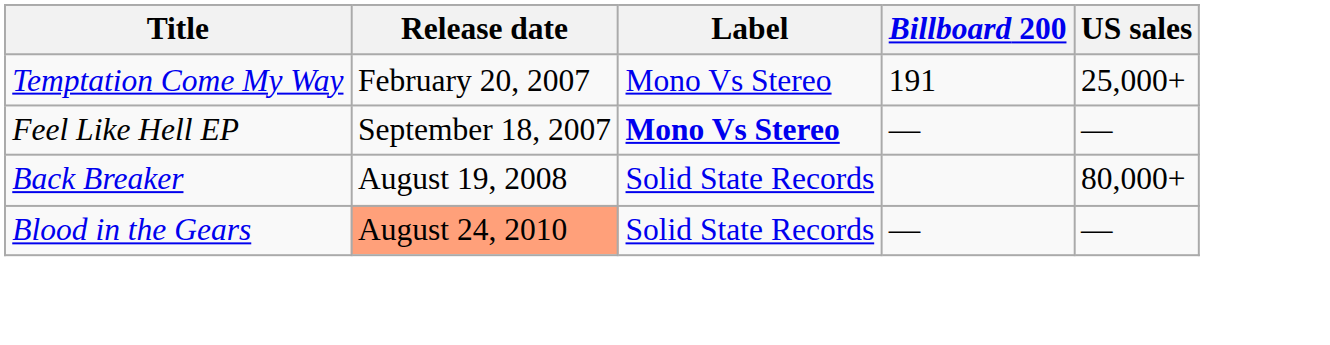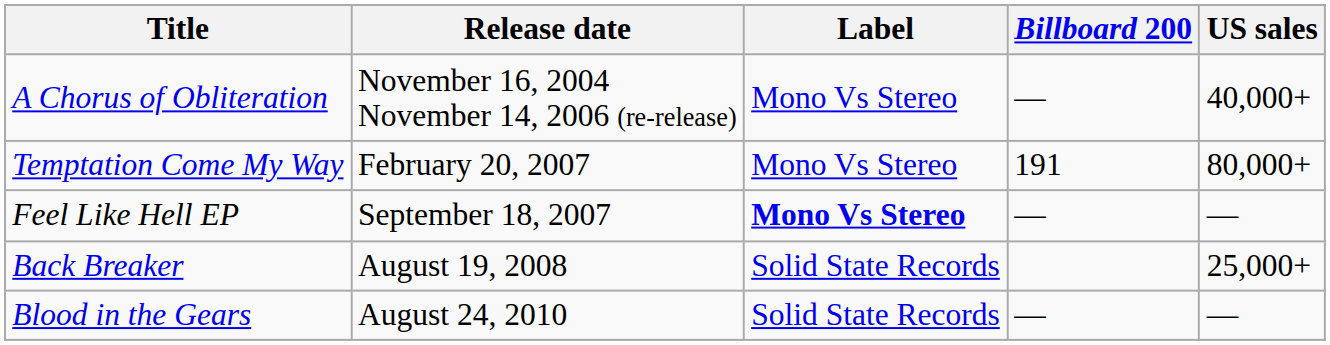+ row: (170, 97)
(1133, 79) 25,000+ -> (1259, 164) 80,000+
(1133, 179) 80,000+ -> (1259, 264) 25,000+
(463, 229) lightsalmon background -> (463, 314) no background
